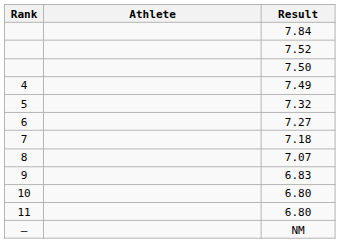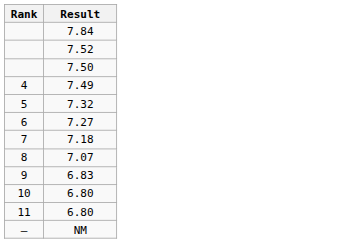- column: (153, 13)
